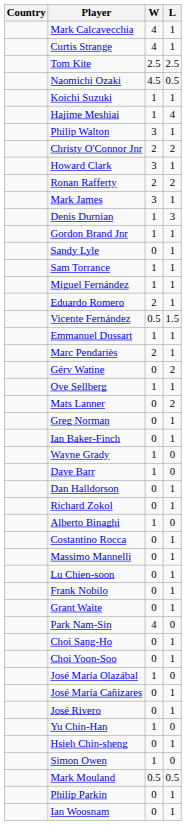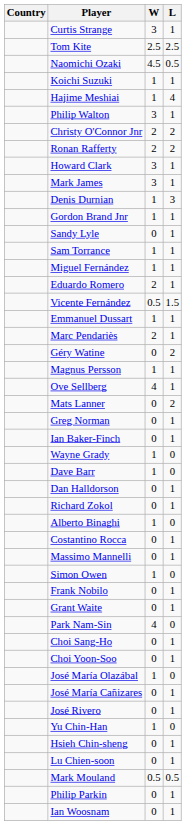- row: (92, 30)
(154, 47) 4 -> (154, 30) 3
rows swapped: (84, 183) <-> (81, 166)
+ row: (86, 370)
(154, 387) 1 -> (154, 387) 4
rows swapped: (79, 761) <-> (82, 574)
